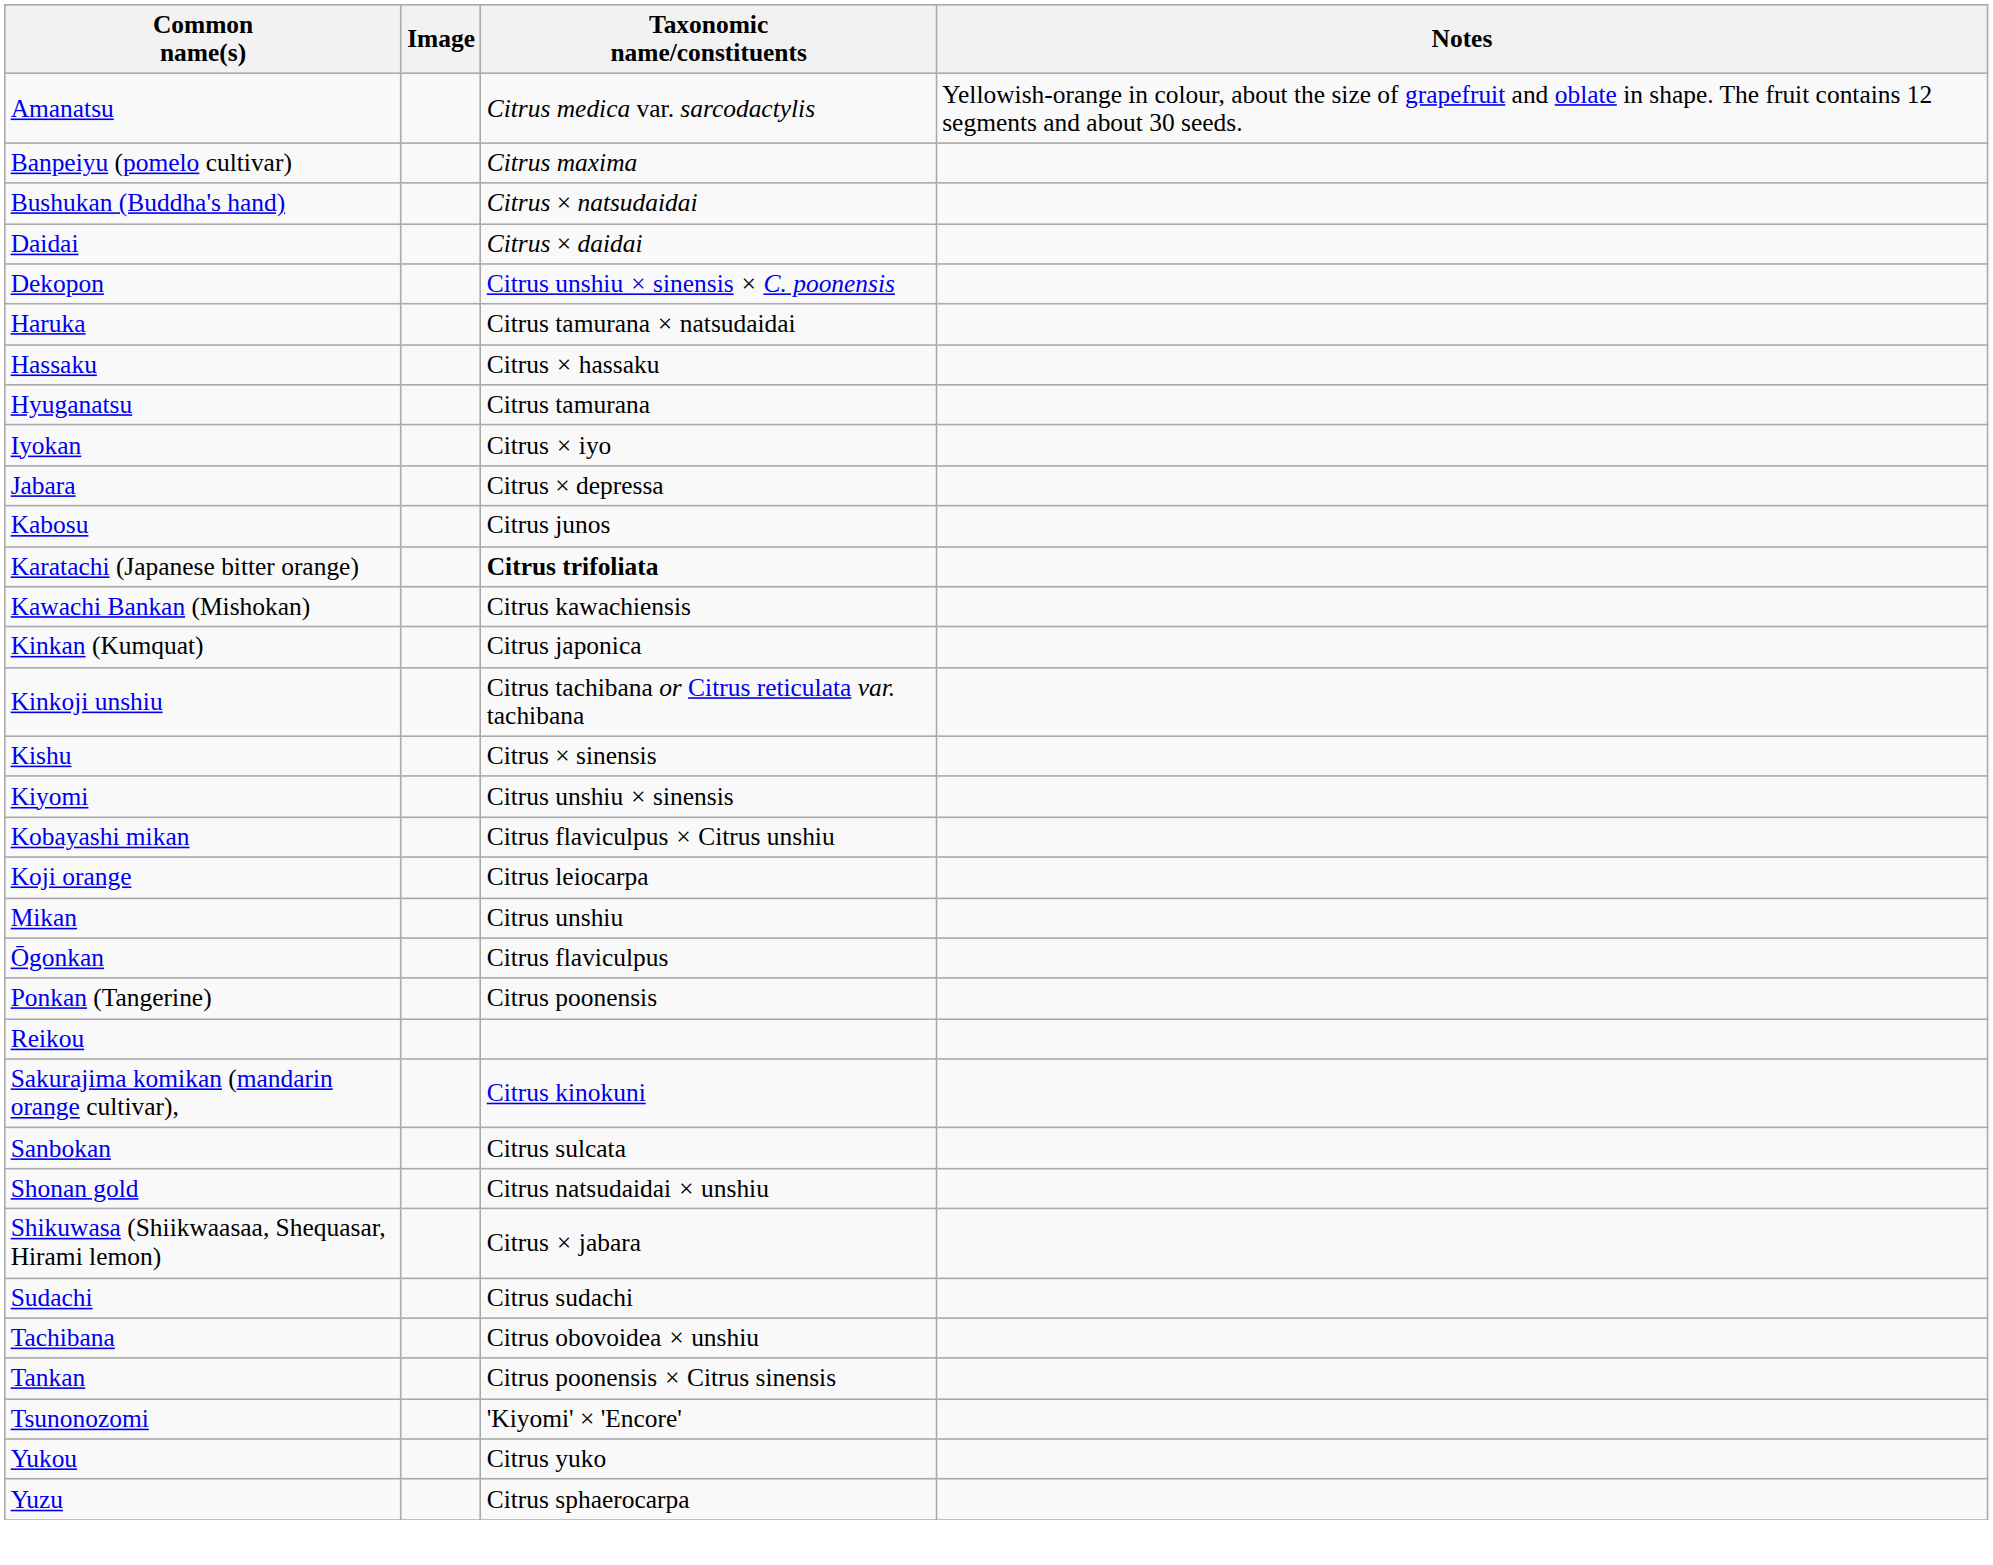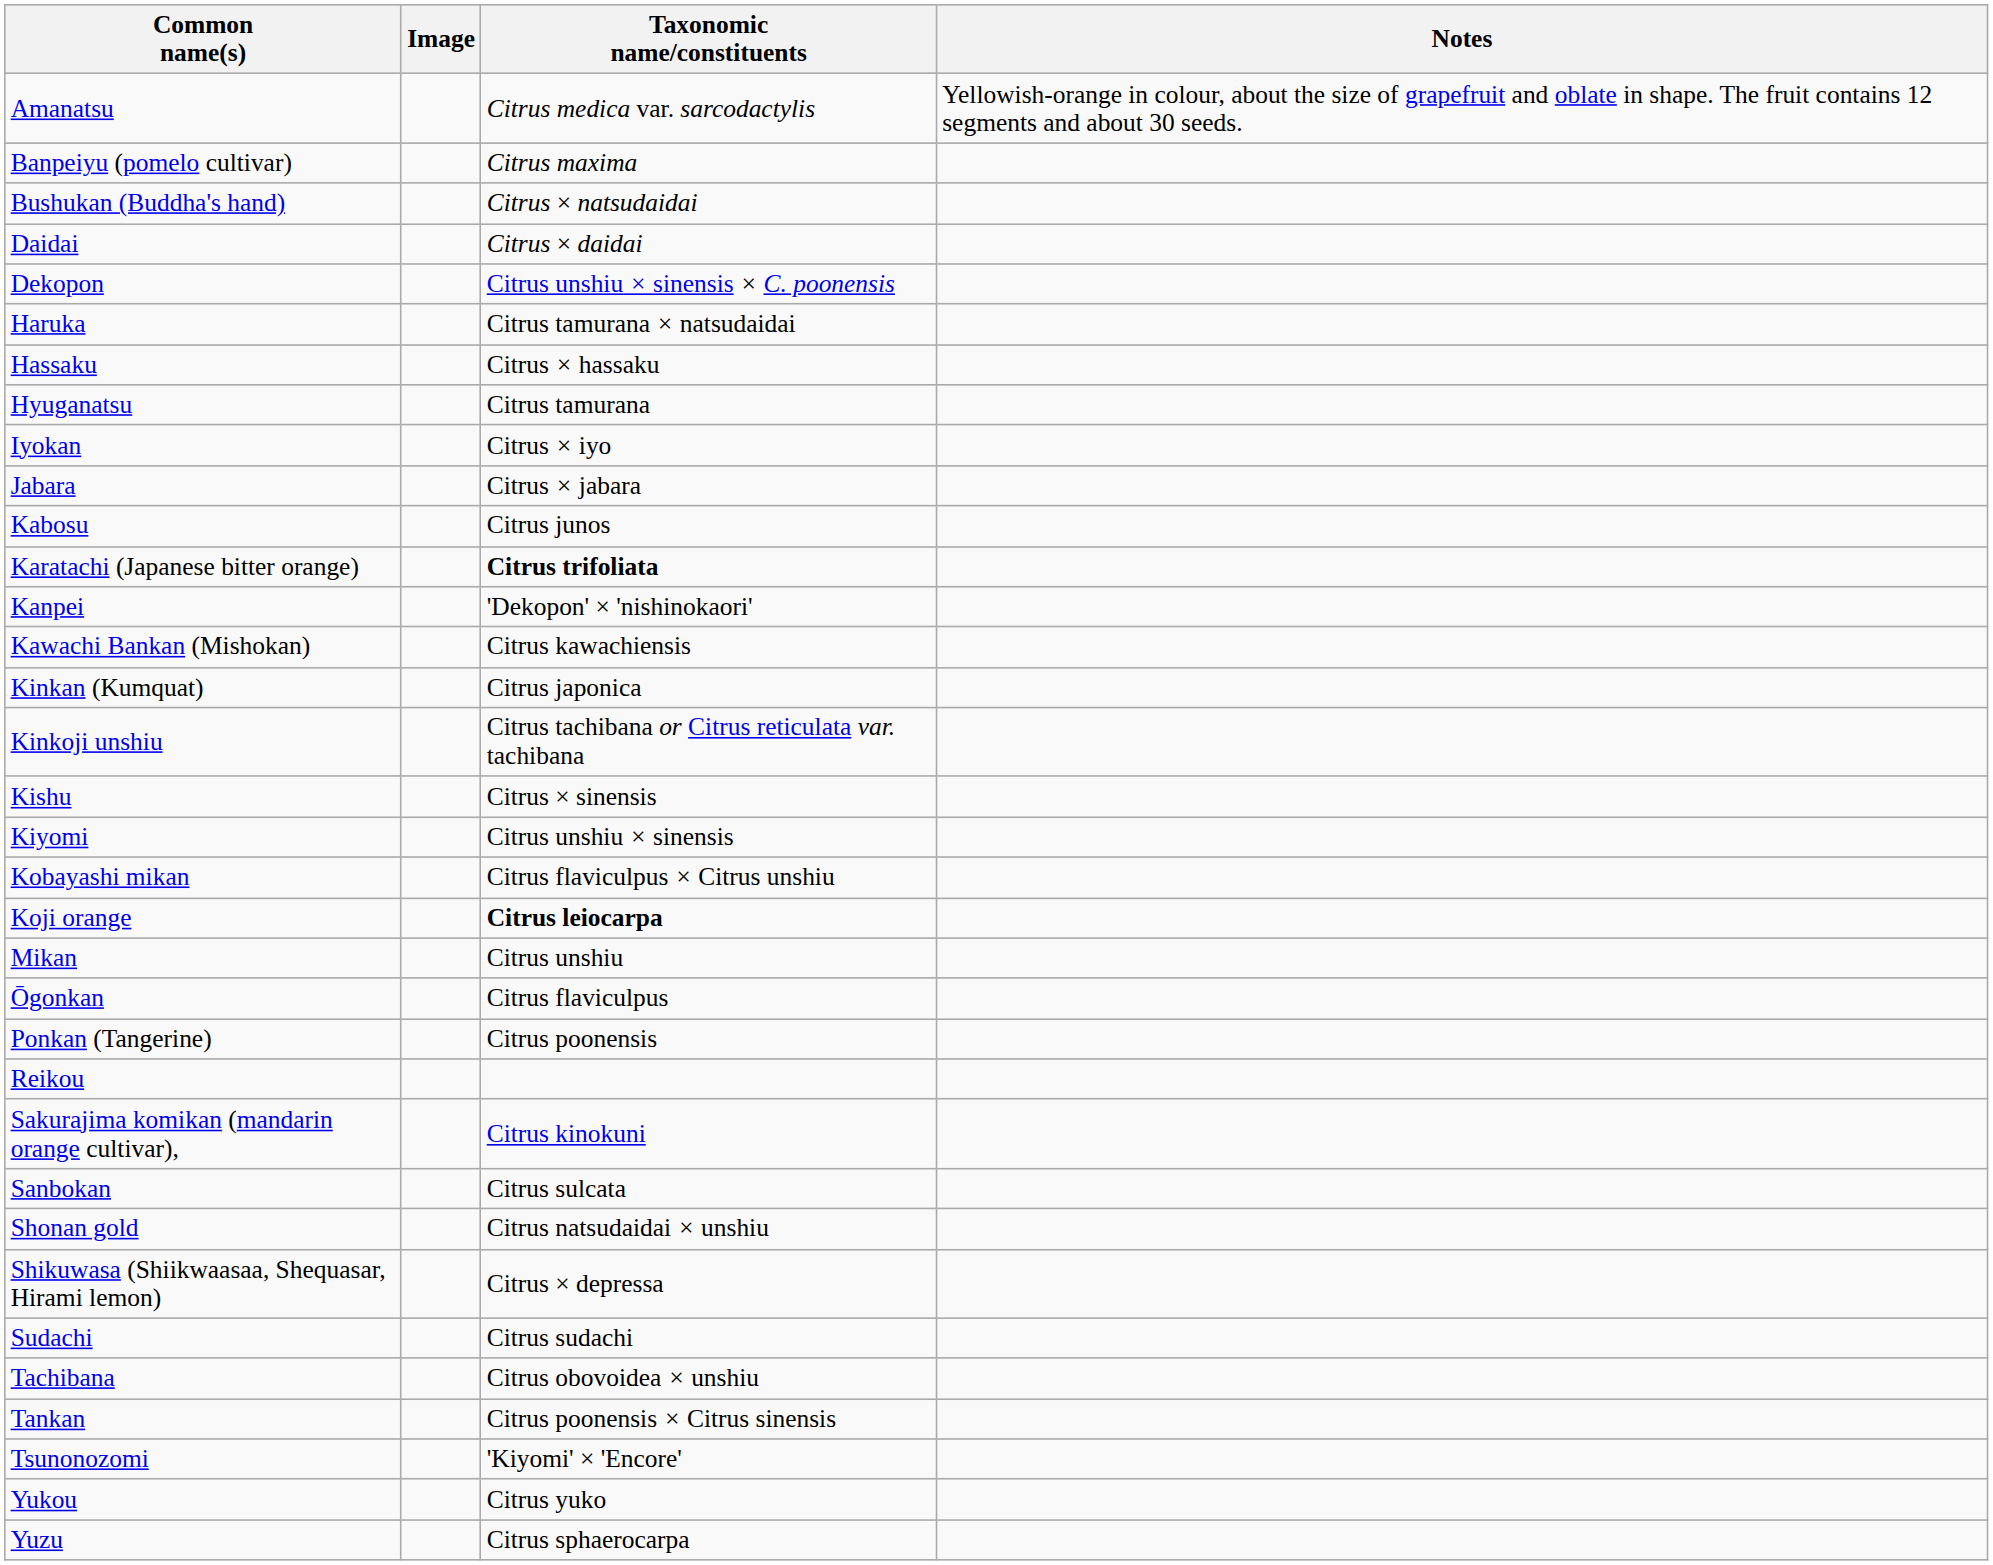(575, 485) Citrus × depressa -> (564, 485) Citrus × jabara
+ row: (47, 606)
(568, 877) normal -> (575, 917) bold
(564, 1242) Citrus × jabara -> (575, 1283) Citrus × depressa
